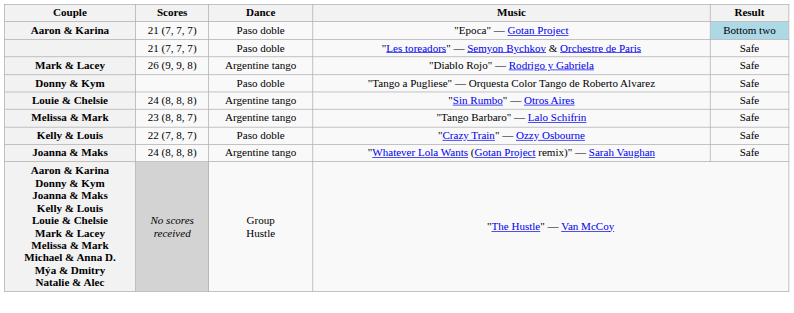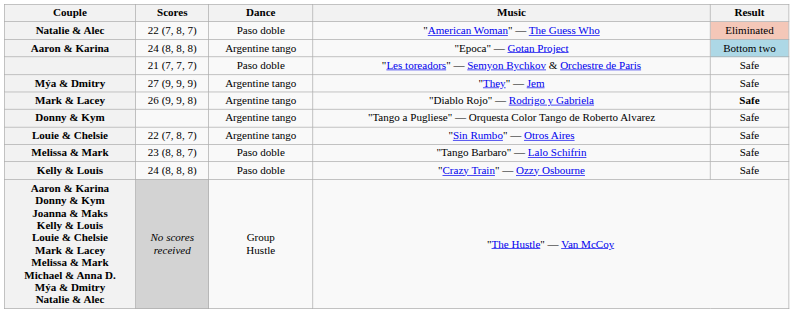+ row: (70, 30)
(172, 30) 21 (7, 7, 7) -> (172, 48) 24 (8, 8, 8)
(261, 30) Paso doble -> (261, 48) Argentine tango
+ row: (70, 83)
(749, 65) normal -> (749, 100) bold
(261, 83) Paso doble -> (261, 118) Argentine tango
(172, 100) 24 (8, 8, 8) -> (172, 135) 22 (7, 8, 7)
(261, 118) Argentine tango -> (261, 153) Paso doble
(172, 135) 22 (7, 8, 7) -> (172, 170) 24 (8, 8, 8)
- row: (70, 153)
